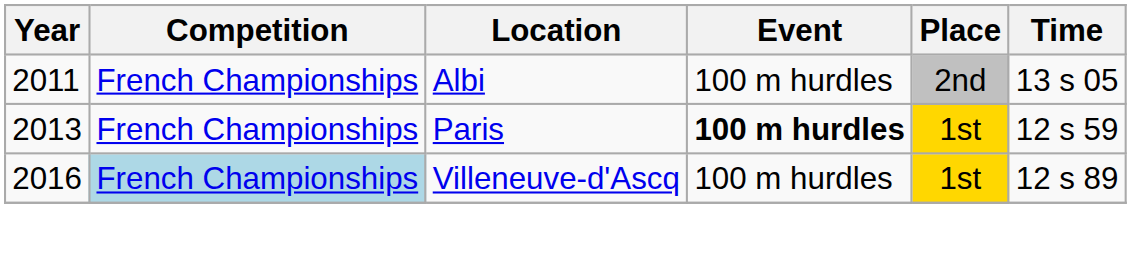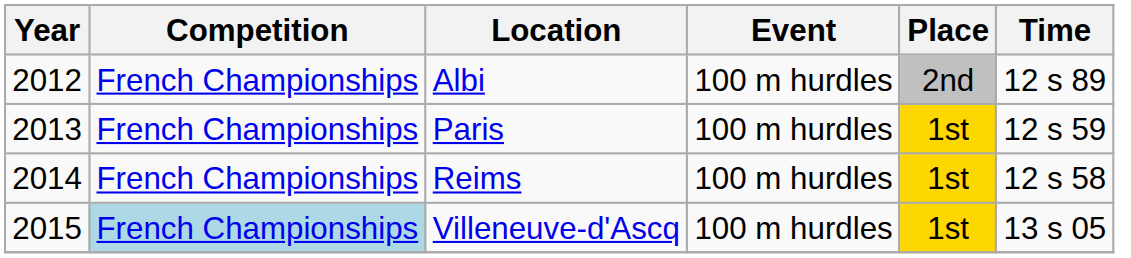(46, 80) 2011 -> (47, 80) 2012
(1067, 80) 13 s 05 -> (1055, 80) 12 s 89
(800, 129) bold -> (794, 129) normal
+ row: (477, 179)
(47, 179) 2016 -> (47, 228) 2015
(1067, 179) 12 s 89 -> (1055, 228) 13 s 05
